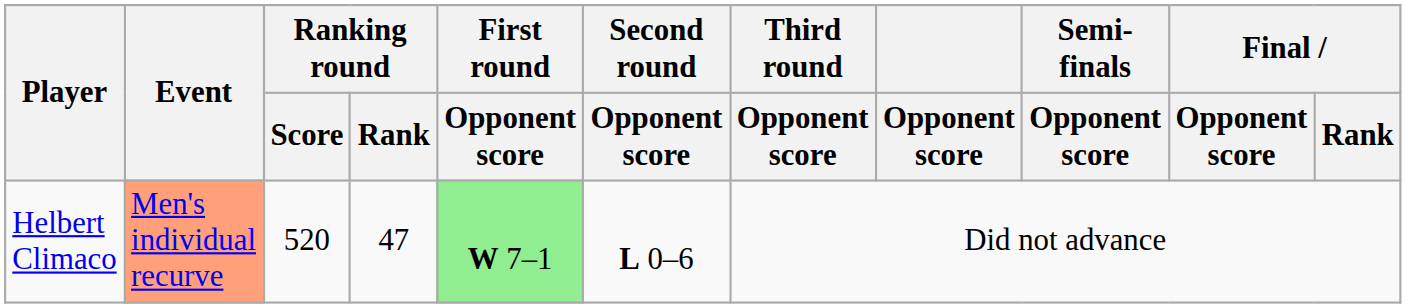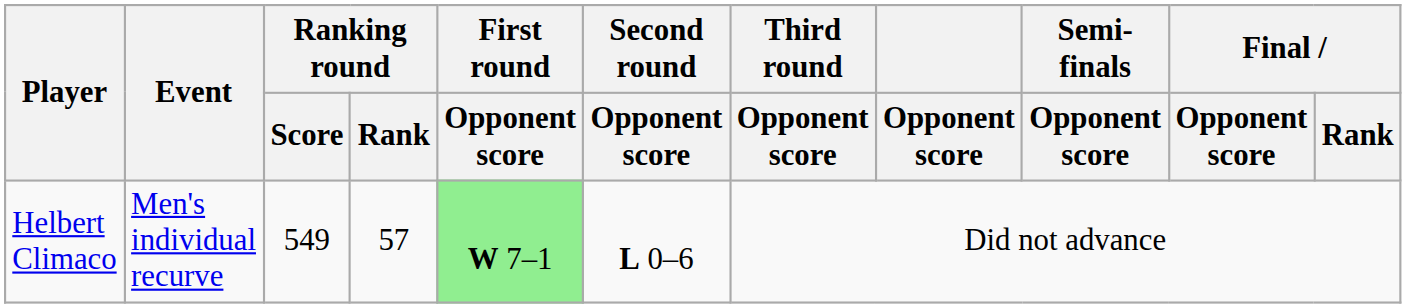(194, 241) lightsalmon background -> (194, 241) no background
(307, 241) 520 -> (307, 241) 549
(394, 241) 47 -> (394, 241) 57
